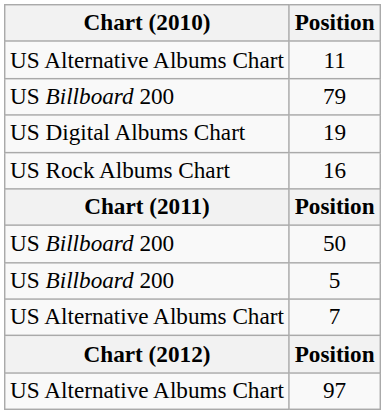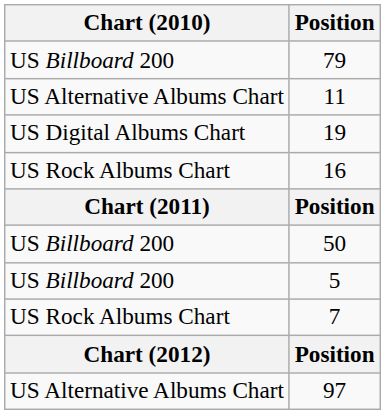rows swapped: (335, 96) <-> (335, 59)
(147, 317) US Alternative Albums Chart -> (120, 317) US Rock Albums Chart
